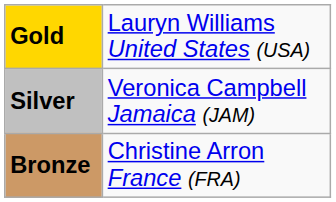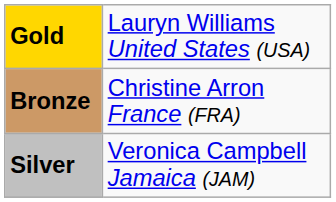rows swapped: (42, 100) <-> (50, 164)
